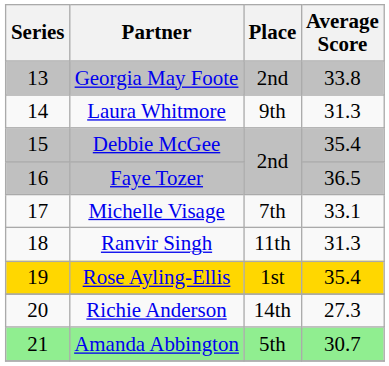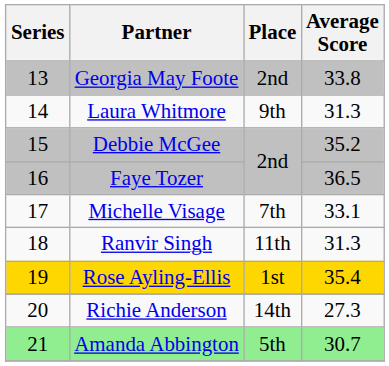(342, 144) 35.4 -> (342, 144) 35.2
